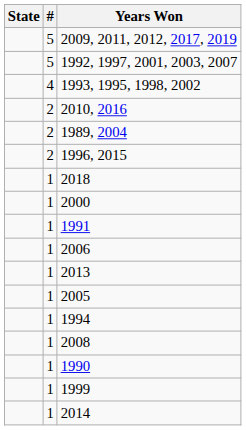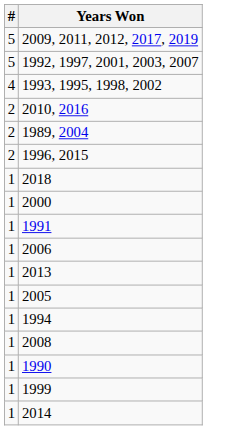- column: (24, 16)
